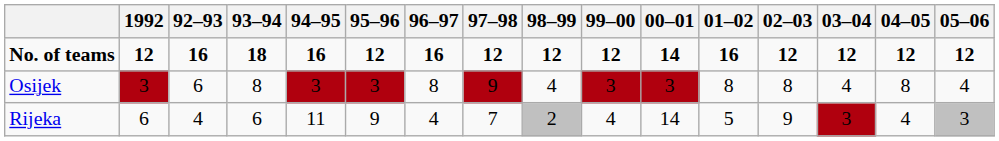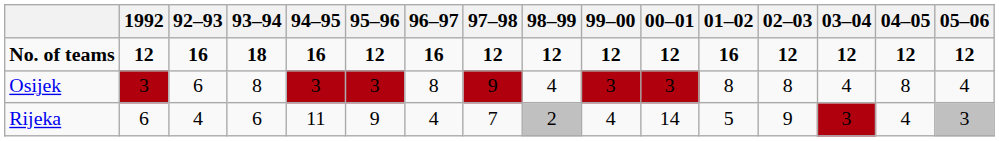(670, 54) 14 -> (670, 54) 12
